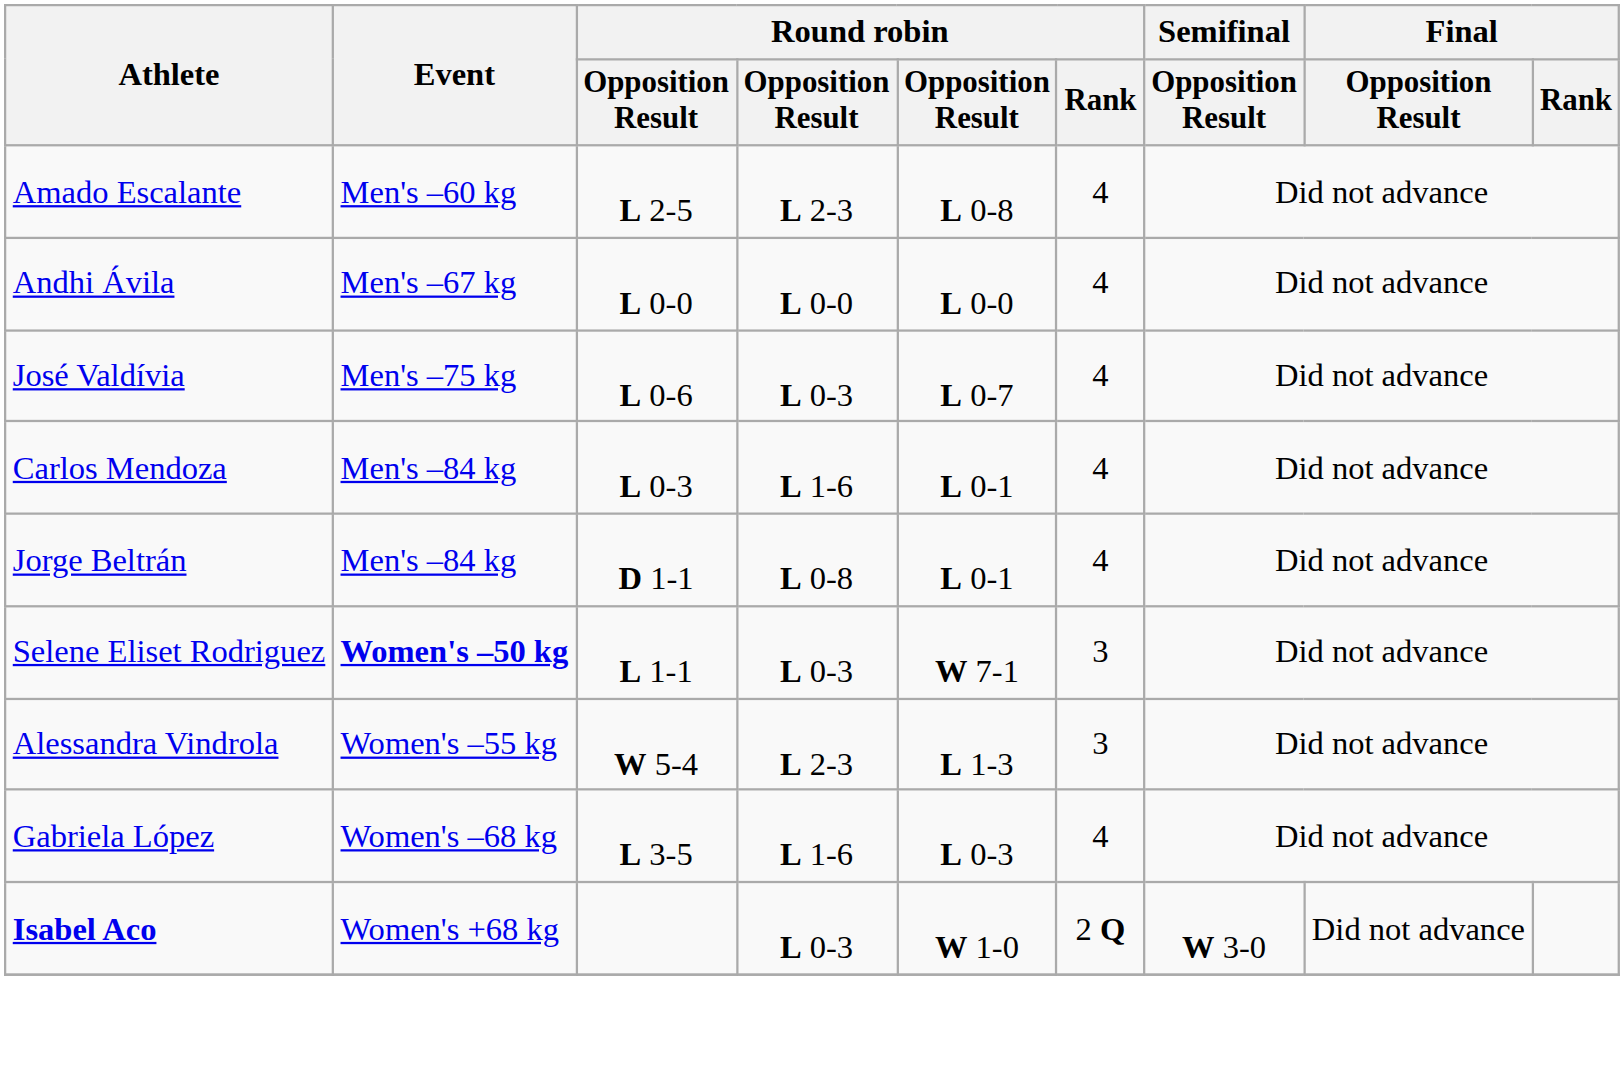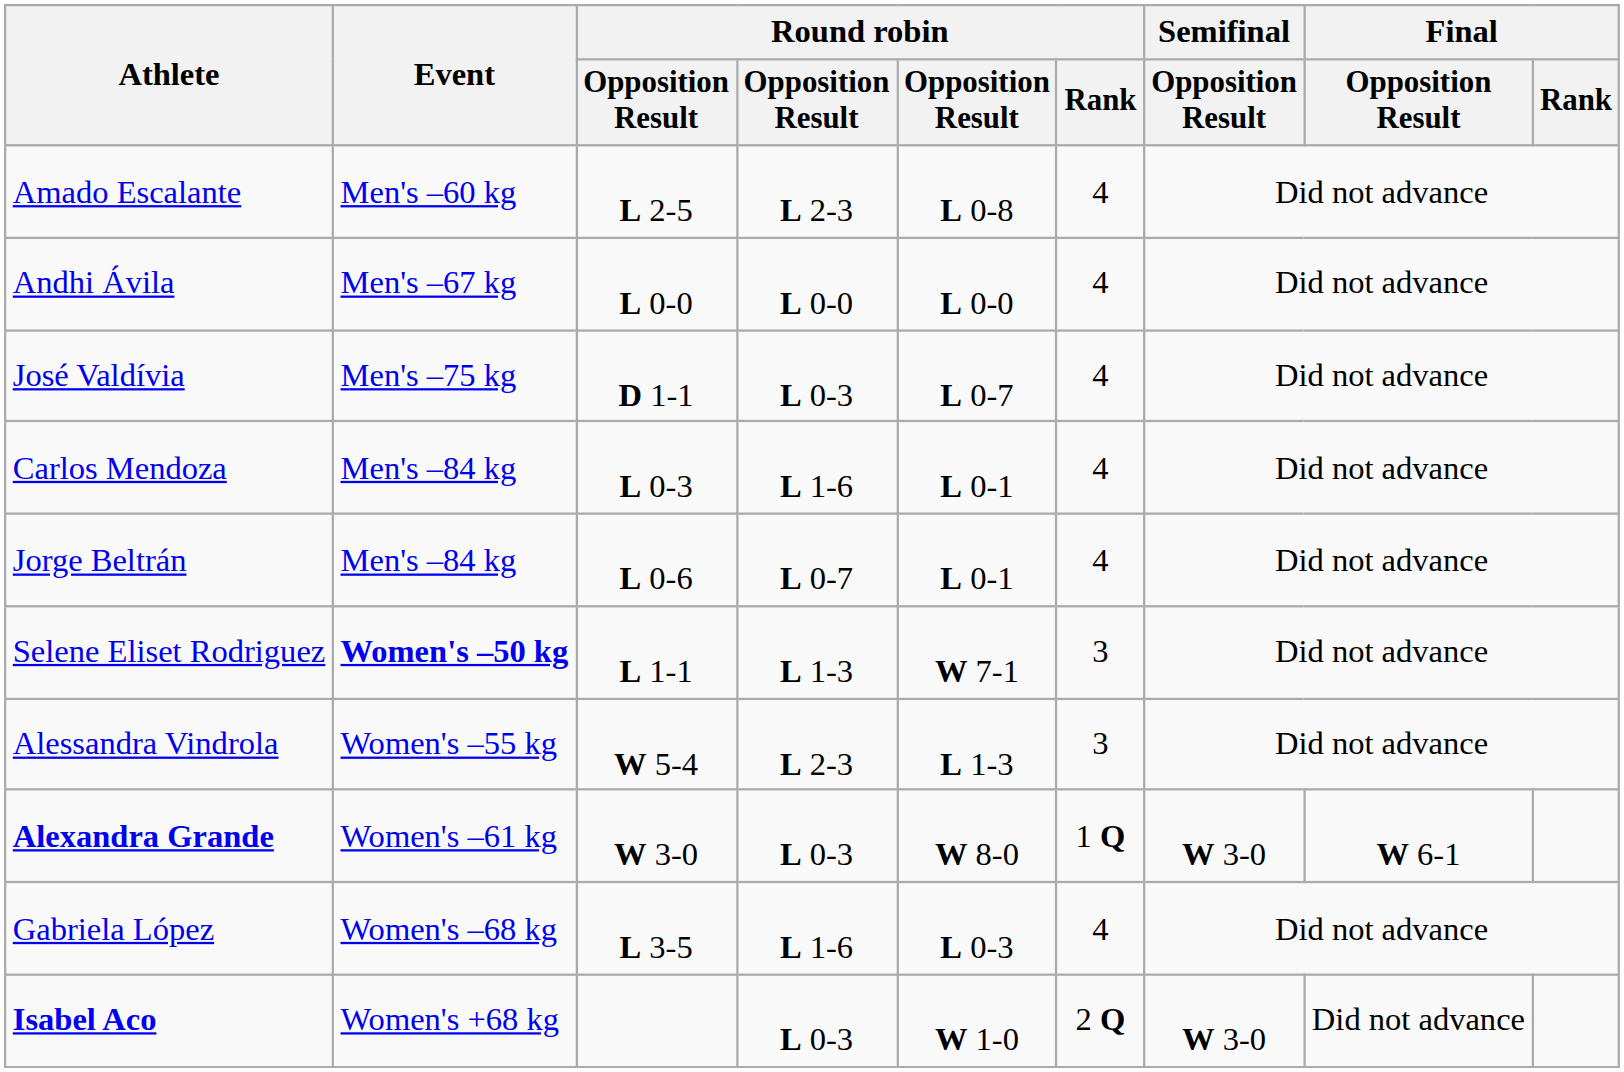(656, 394) L 0-6 -> (656, 394) D 1-1
(656, 579) D 1-1 -> (656, 579) L 0-6
(816, 579) L 0-8 -> (816, 579) L 0-7
(816, 671) L 0-3 -> (816, 671) L 1-3
+ row: (143, 836)
